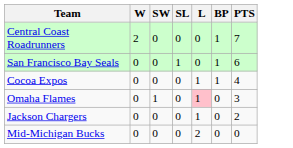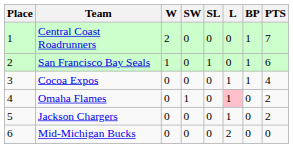+ column: (20, 13)
(136, 62) 0 -> (167, 62) 1
(237, 98) 3 -> (268, 98) 2
